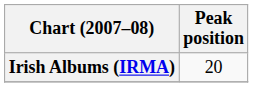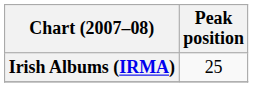(214, 67) 20 -> (214, 67) 25
